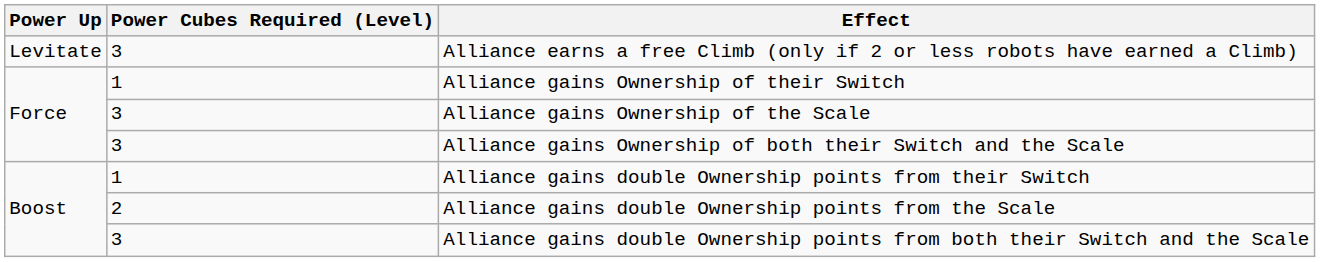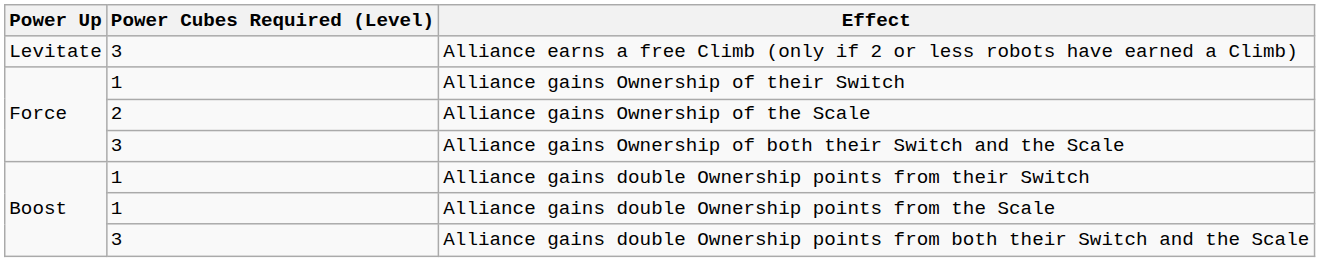(117, 114) 3 -> (117, 114) 2
(117, 209) 2 -> (117, 209) 1
